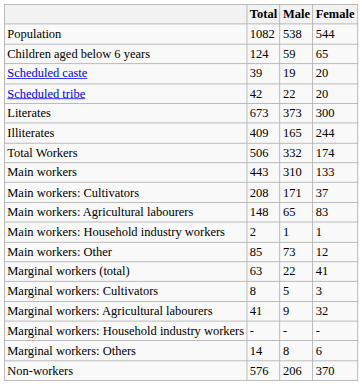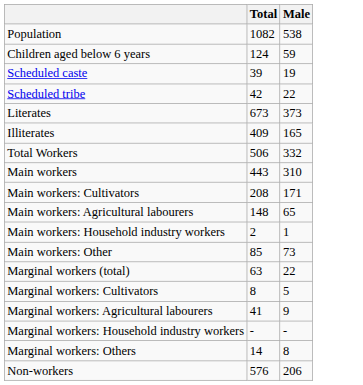- column: (335, 14)
